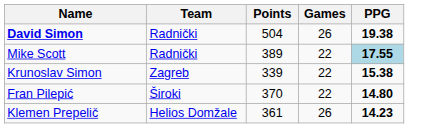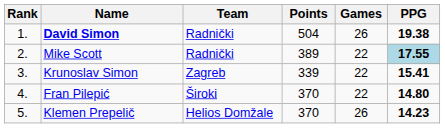+ column: (23, 14)
(377, 73) 15.38 -> (414, 73) 15.41
(272, 113) 361 -> (309, 113) 370
